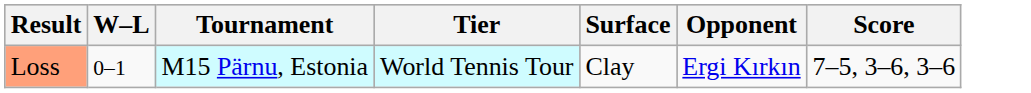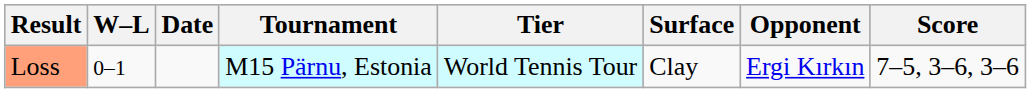+ column: (187, 25)
